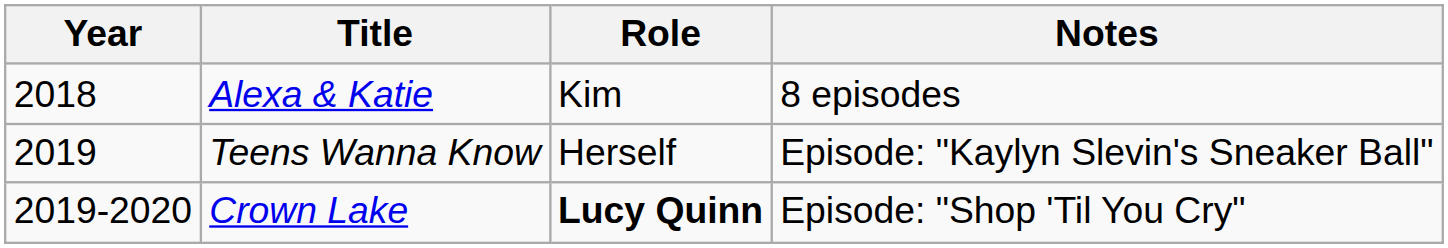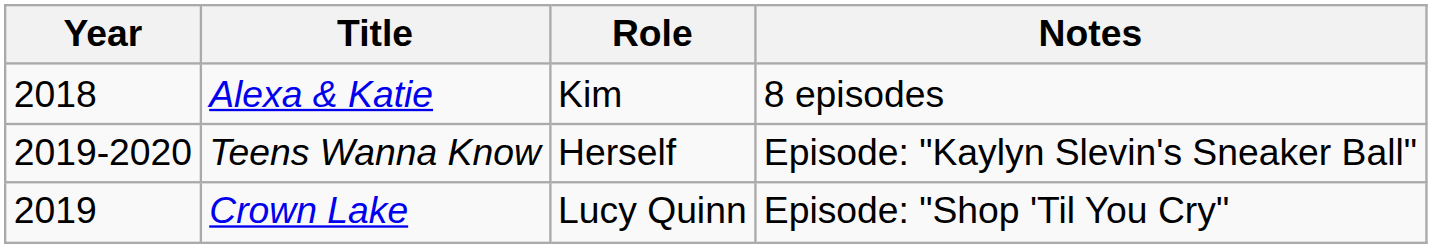(55, 152) 2019 -> (103, 152) 2019-2020
(103, 211) 2019-2020 -> (55, 211) 2019
(661, 211) bold -> (652, 211) normal
